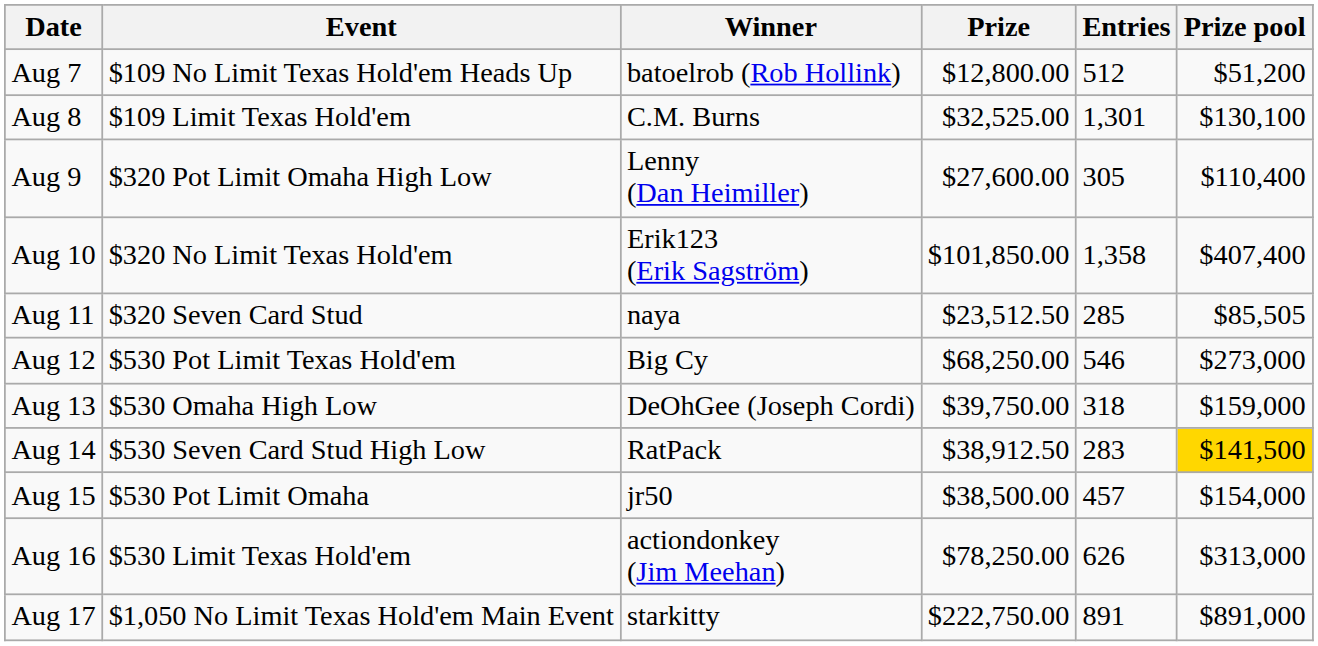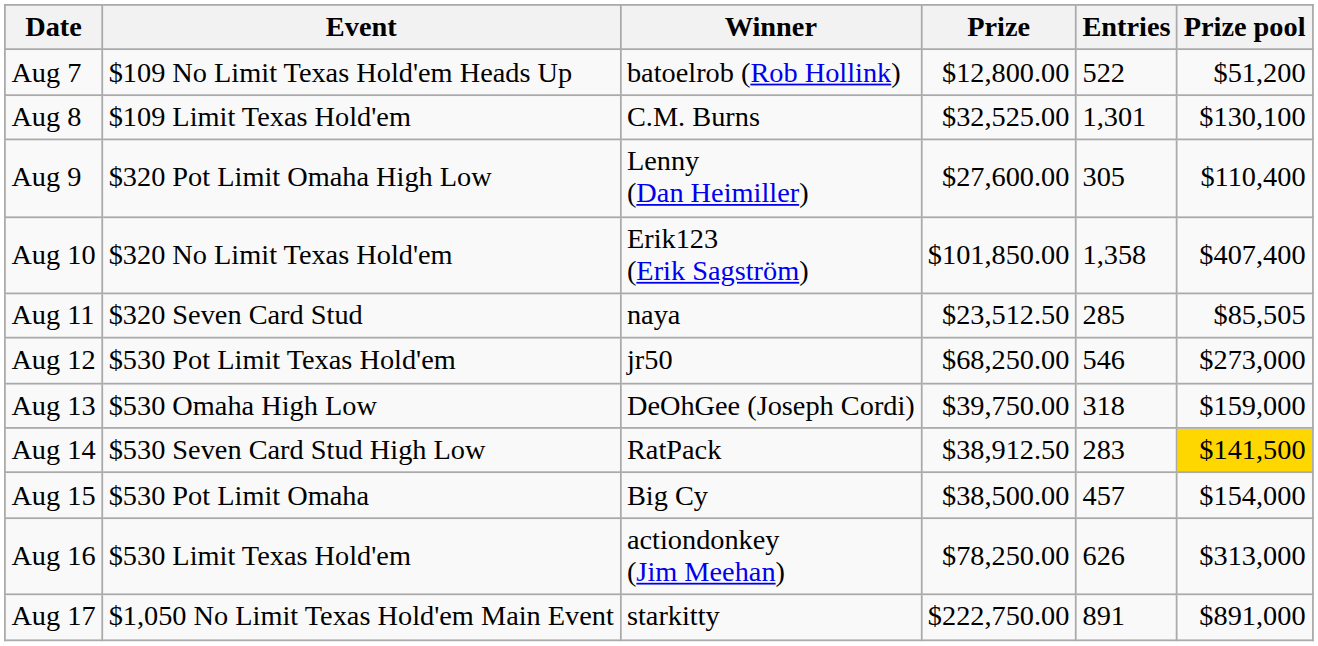(1104, 71) 512 -> (1104, 71) 522
(667, 360) Big Cy -> (650, 360) jr50
(650, 494) jr50 -> (667, 494) Big Cy
